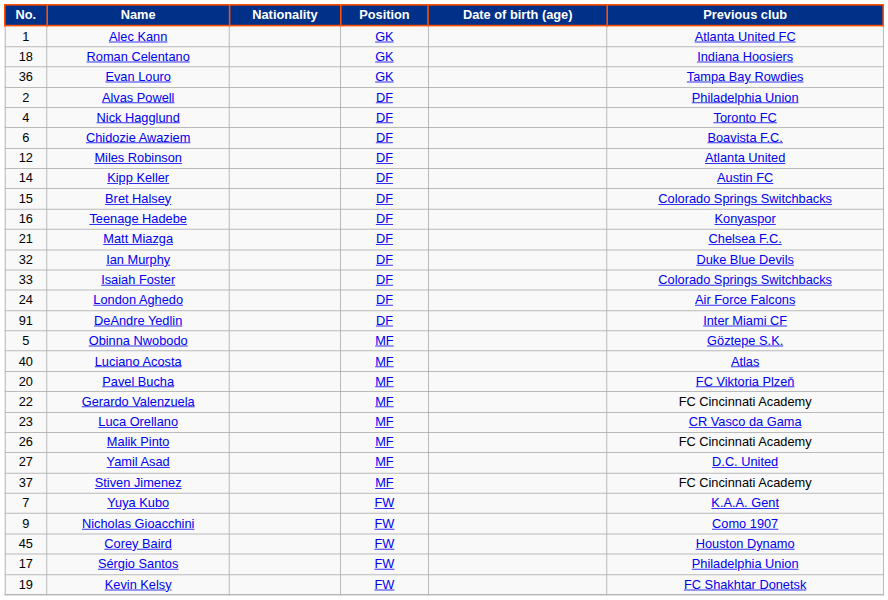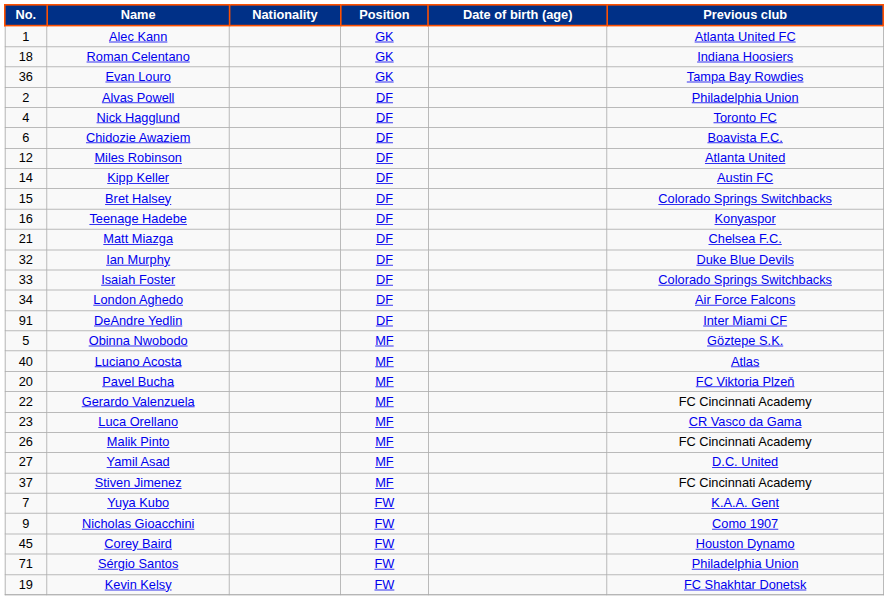(26, 300) 24 -> (26, 300) 34
(26, 564) 17 -> (26, 564) 71
